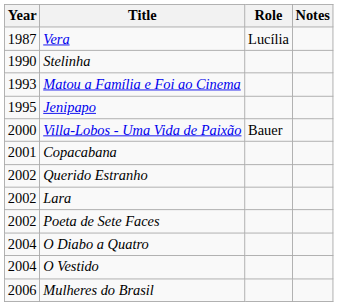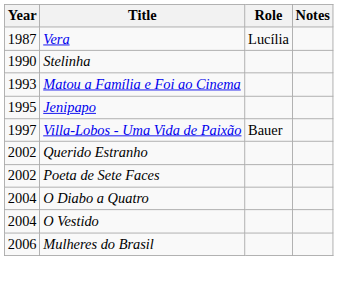(22, 130) 2000 -> (22, 130) 1997
- row: (80, 152)
- row: (57, 198)
